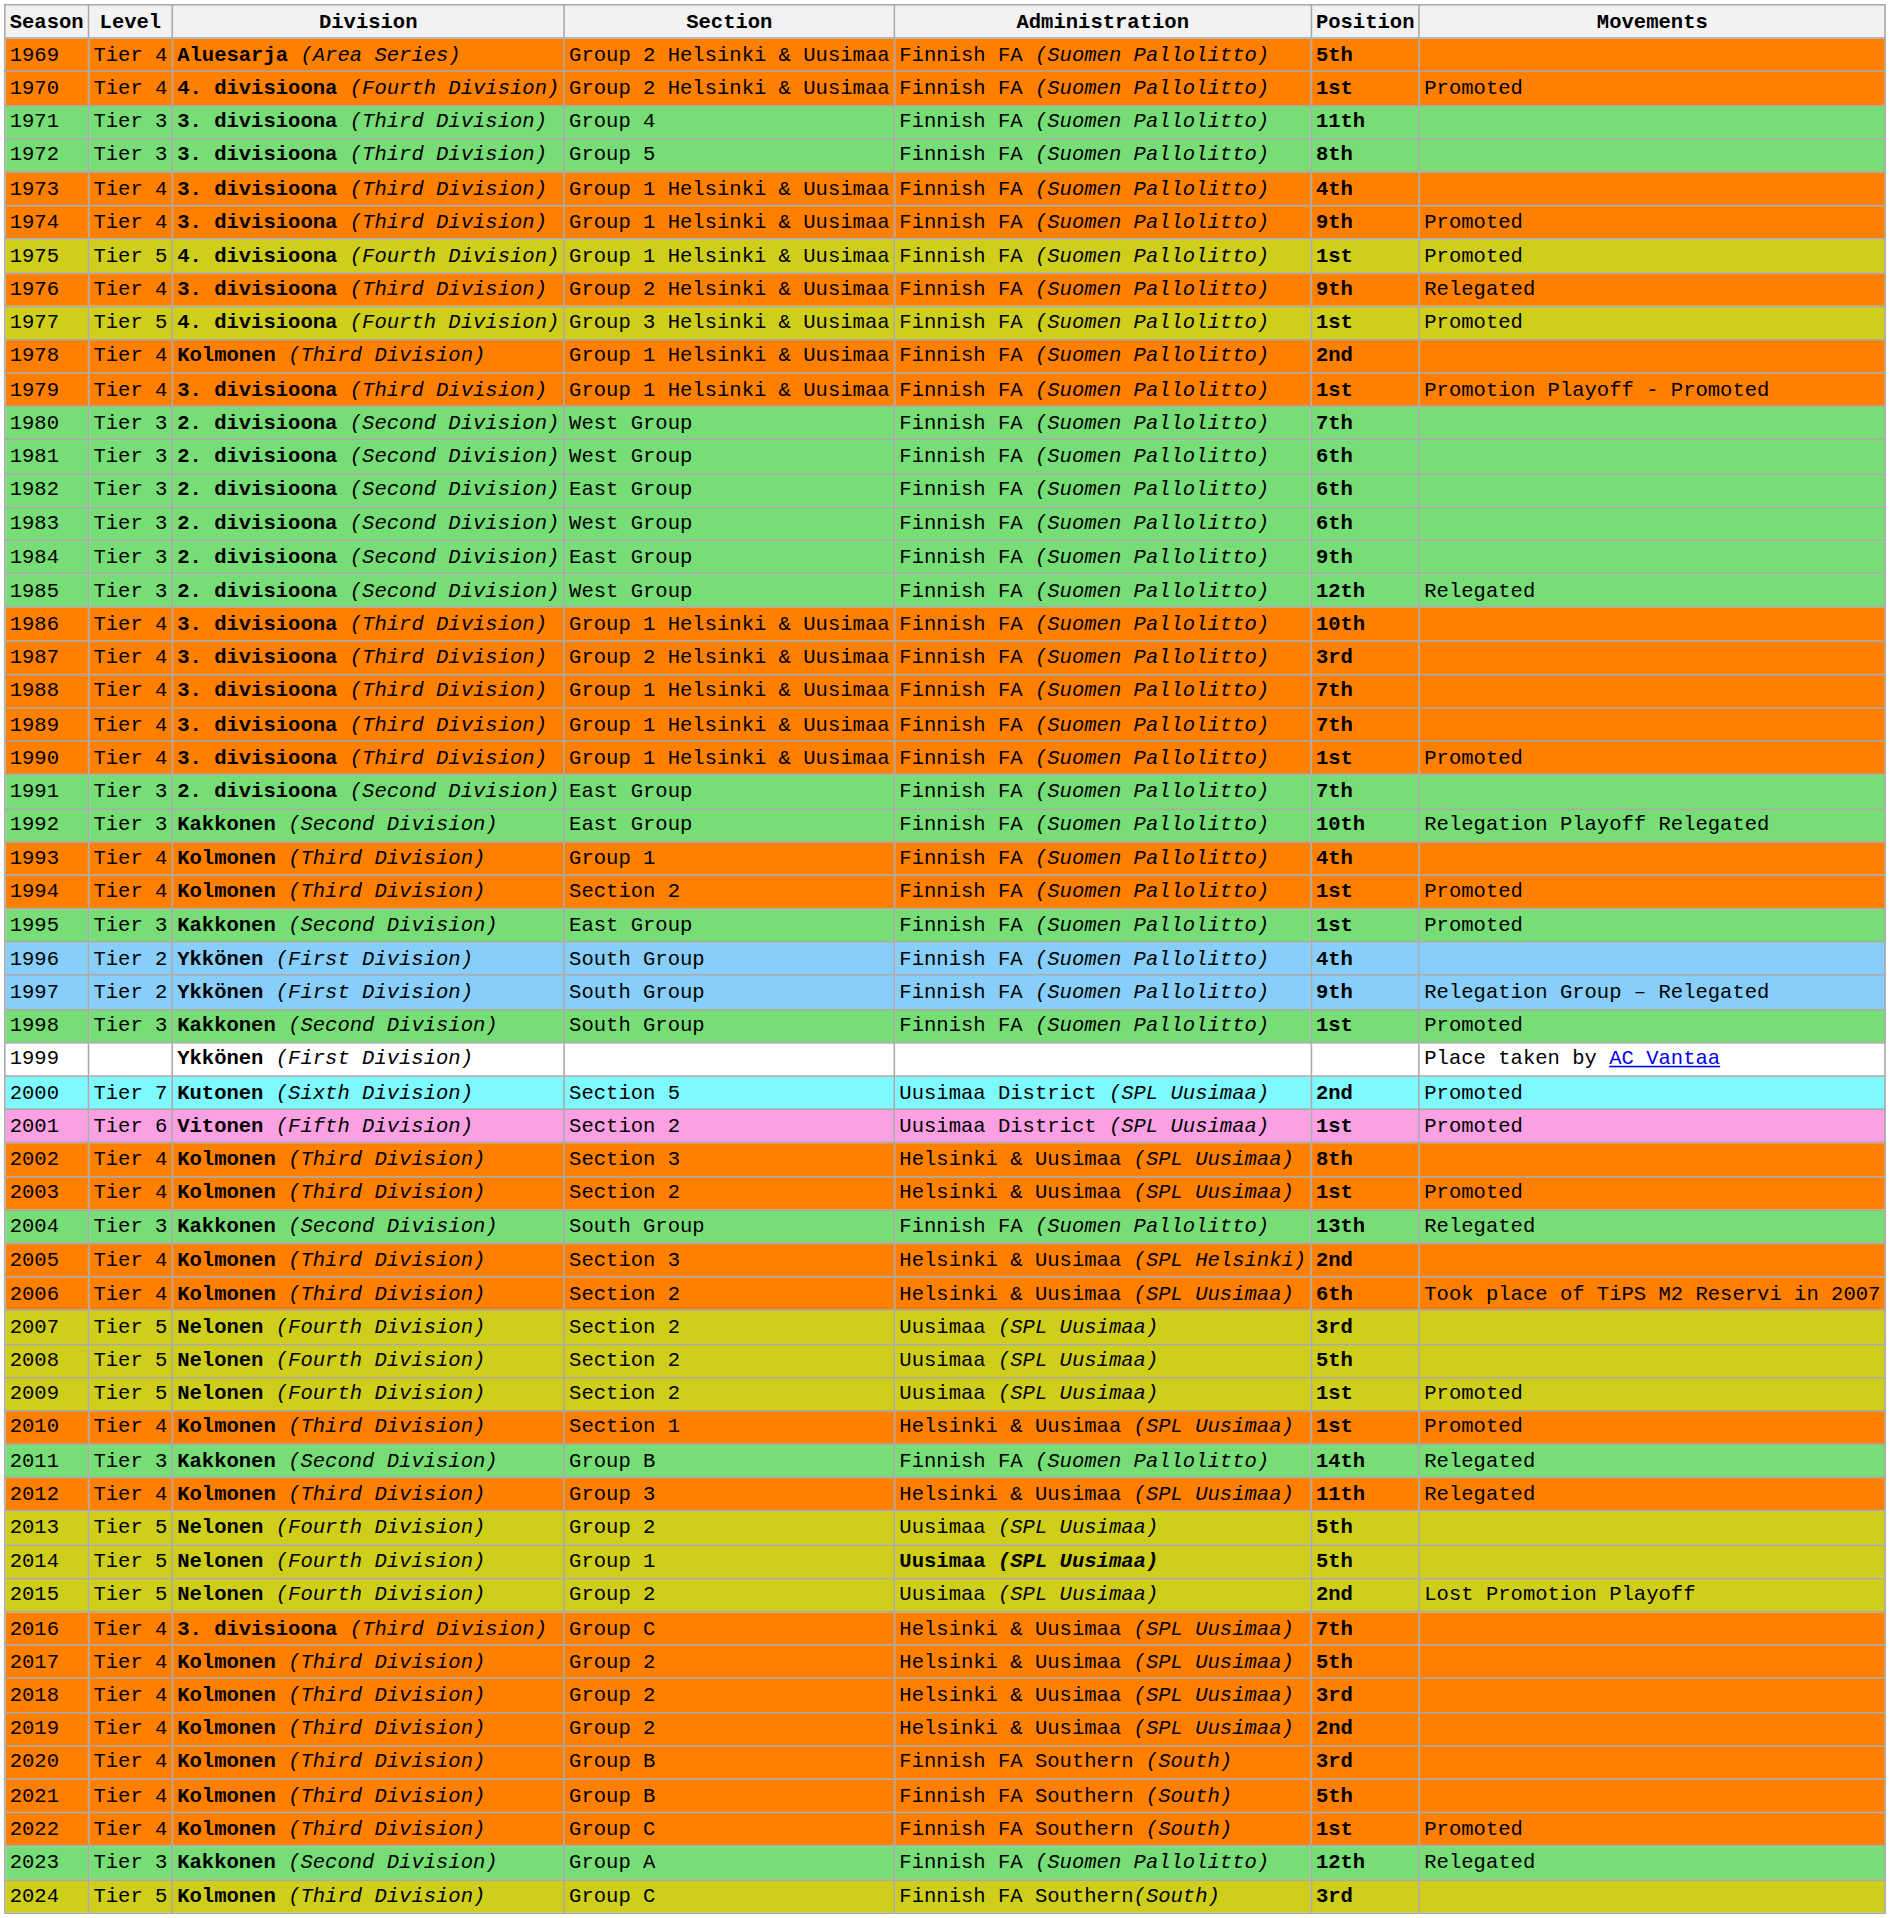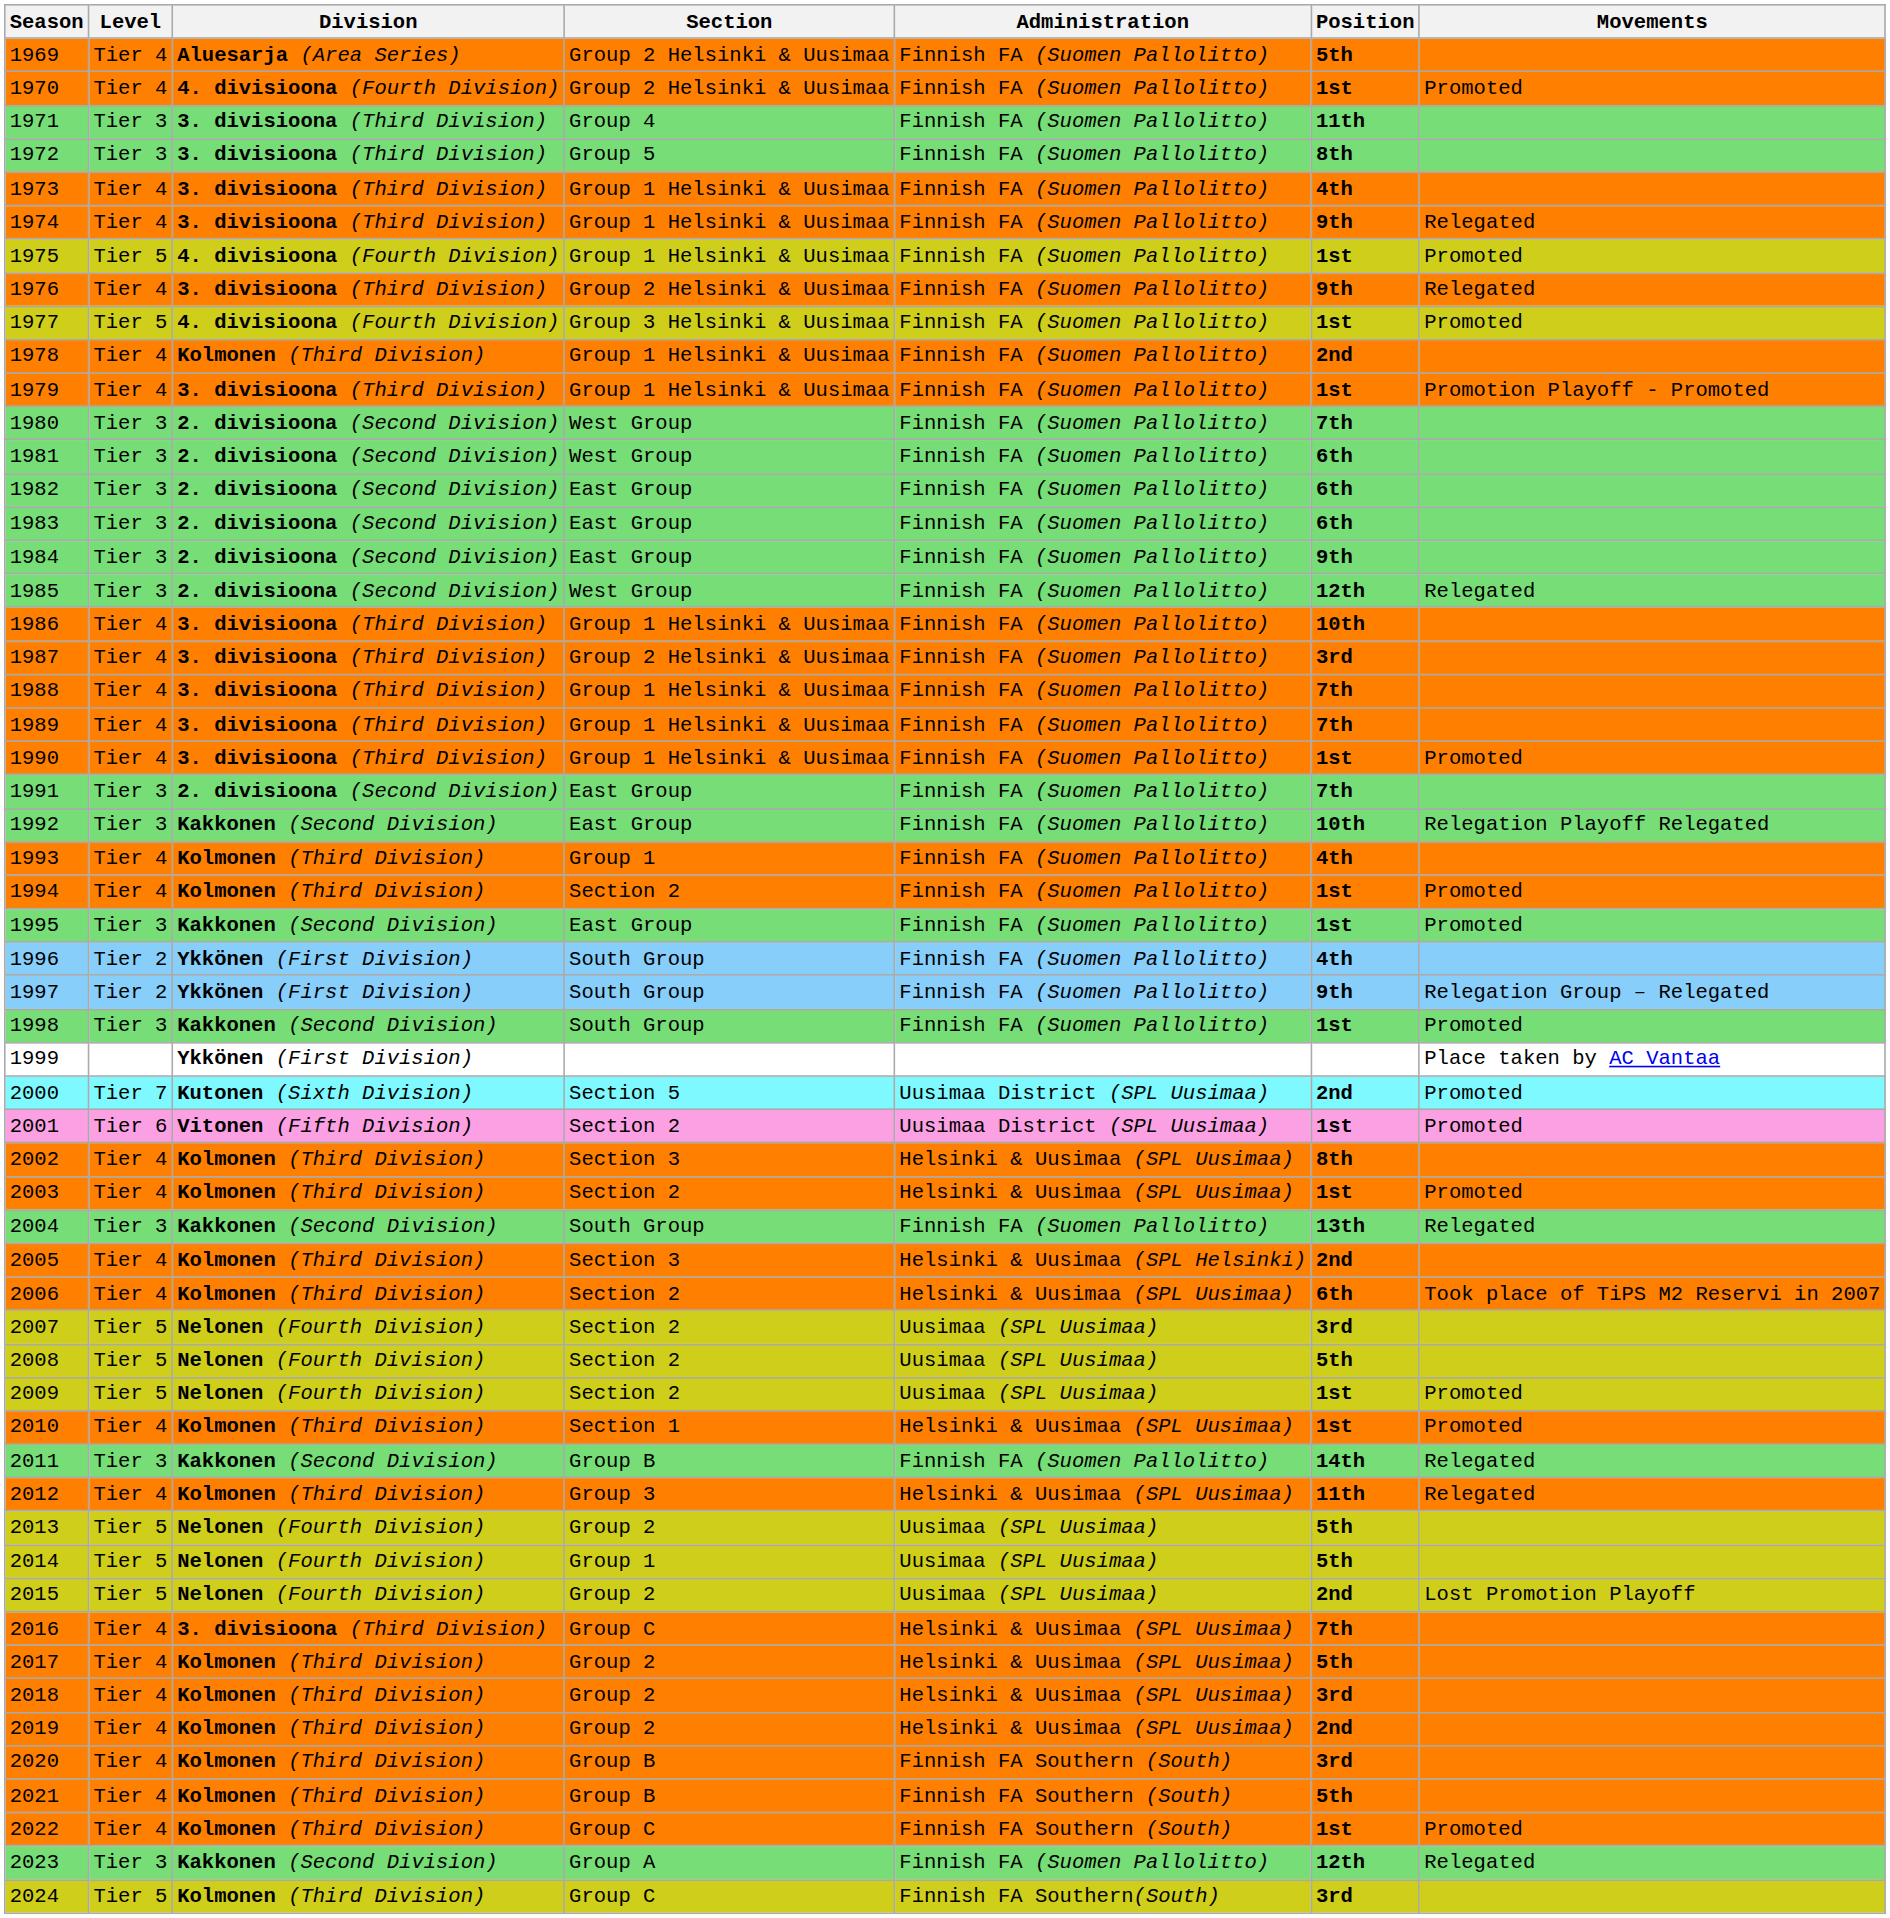(1474, 222) Promoted -> (1480, 222) Relegated
(631, 524) West Group -> (631, 524) East Group
(1029, 1561) bold -> (1029, 1561) normal
